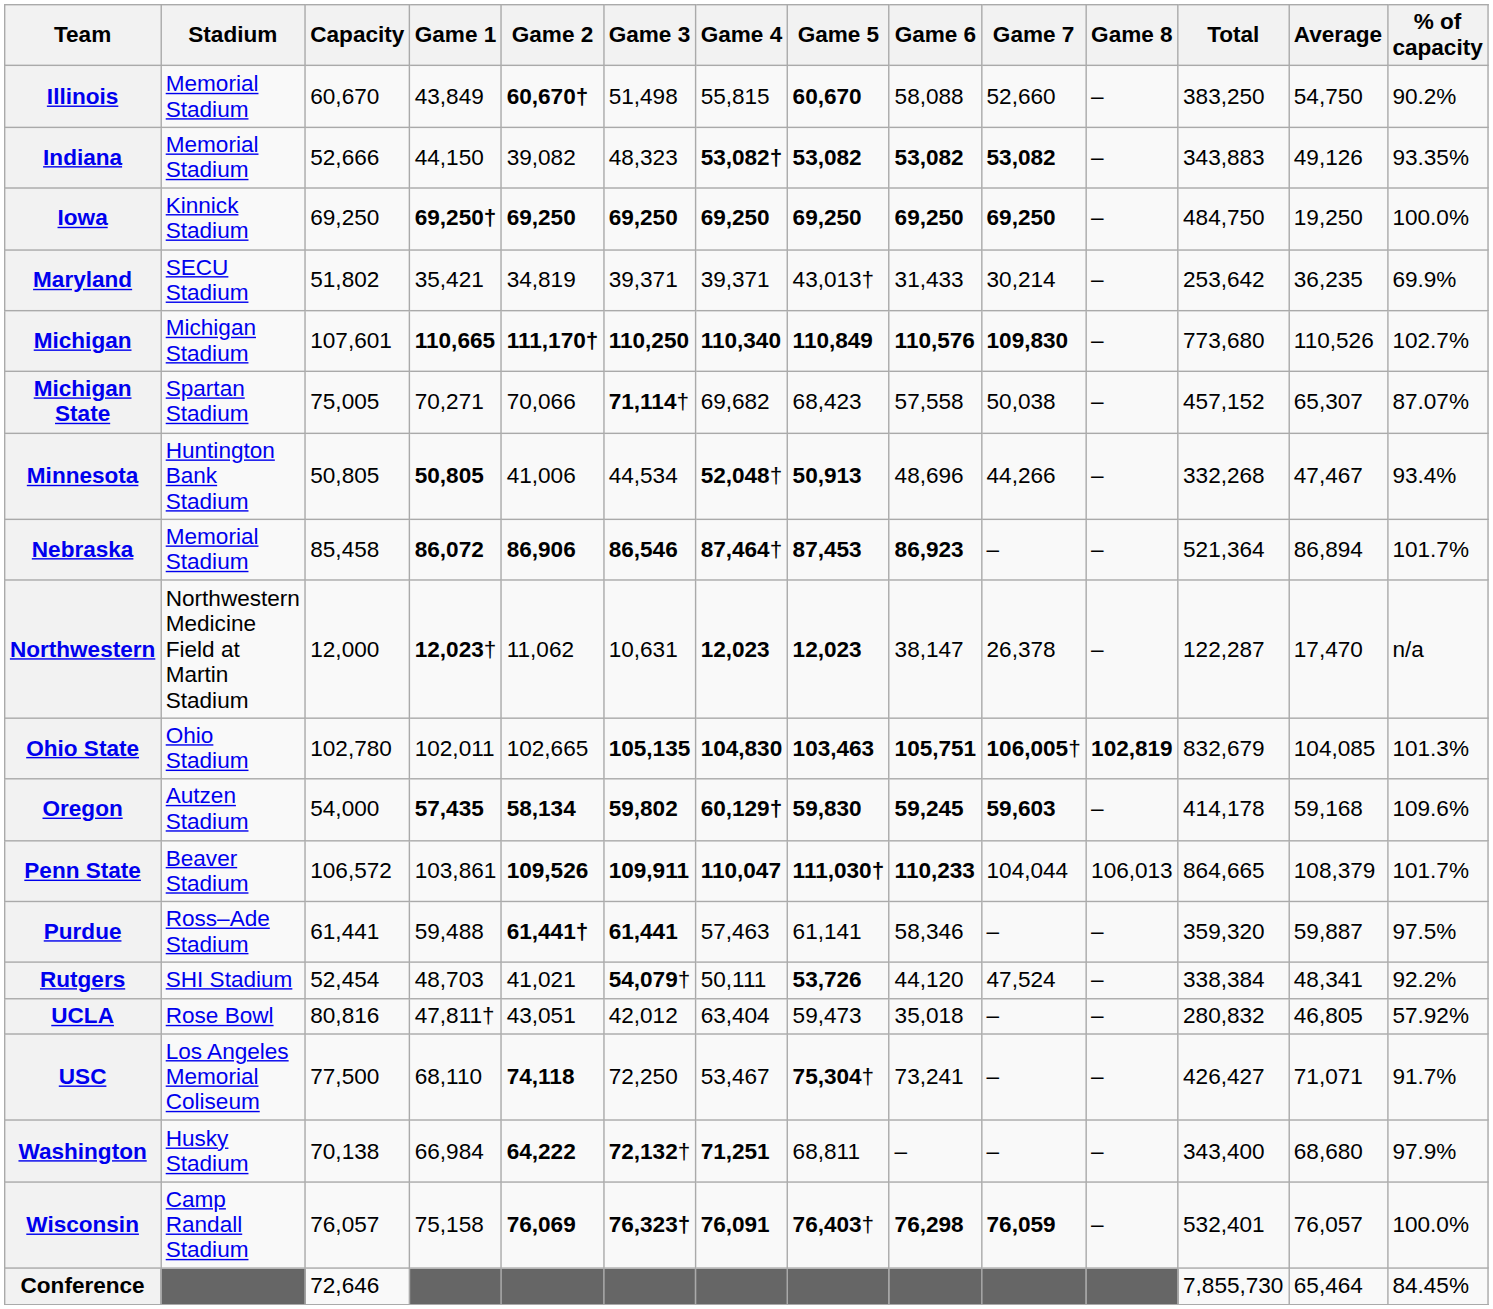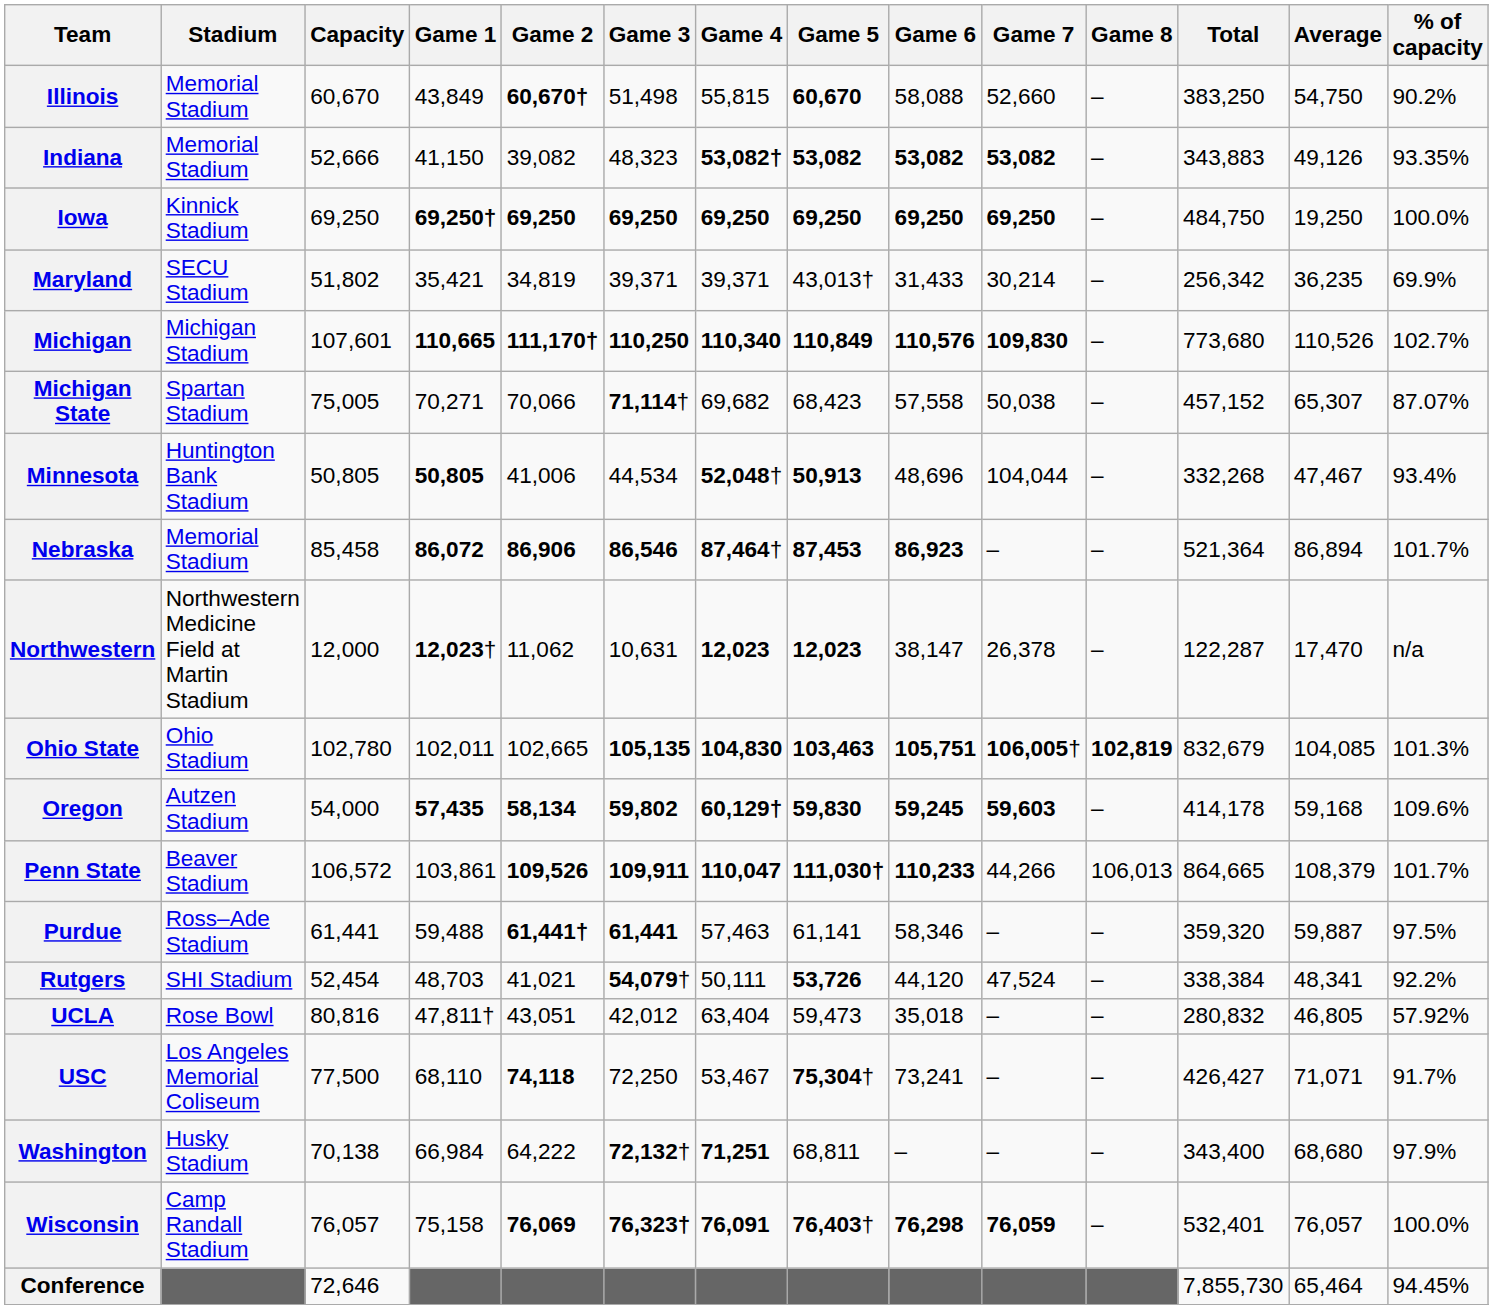(449, 157) 44,150 -> (449, 157) 41,150
(1224, 279) 253,642 -> (1224, 279) 256,342
(1021, 475) 44,266 -> (1027, 475) 104,044
(1027, 870) 104,044 -> (1021, 870) 44,266
(541, 1150) bold -> (541, 1150) normal
(1431, 1285) 84.45% -> (1431, 1285) 94.45%
